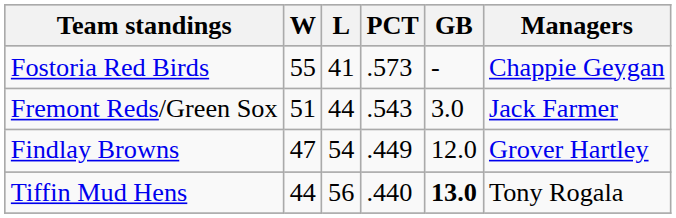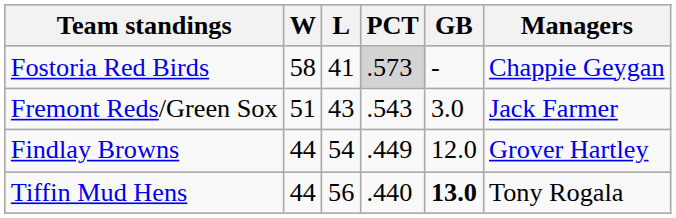(303, 66) 55 -> (303, 66) 58
(389, 66) no background -> (389, 66) lightgrey background
(341, 108) 44 -> (341, 108) 43
(303, 150) 47 -> (303, 150) 44
